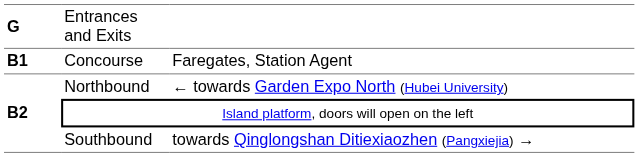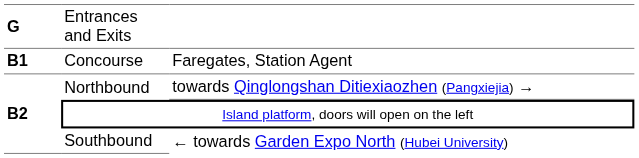(340, 86) ← towards Garden Expo North (Hubei University) -> (353, 86) towards Qinglongshan Ditiexiaozhen (Pangxiejia) →
(353, 139) towards Qinglongshan Ditiexiaozhen (Pangxiejia) → -> (340, 141) ← towards Garden Expo North (Hubei University)
